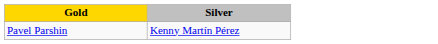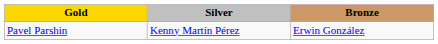+ column: (362, 13)
